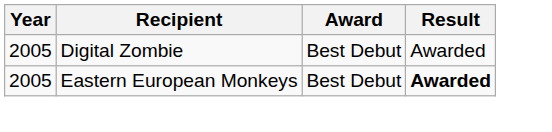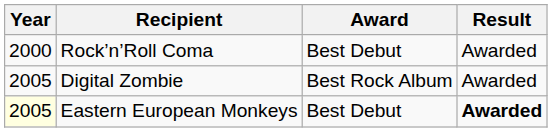+ row: (137, 50)
(354, 50) Best Debut -> (379, 80) Best Rock Album
(30, 80) no background -> (30, 111) lightyellow background
